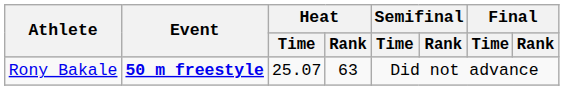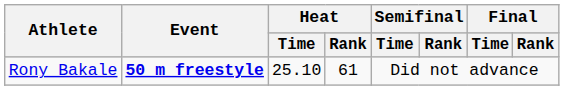(297, 71) 25.07 -> (297, 71) 25.10
(348, 71) 63 -> (348, 71) 61
